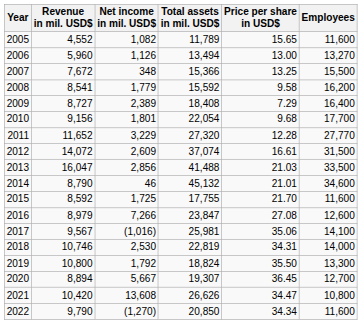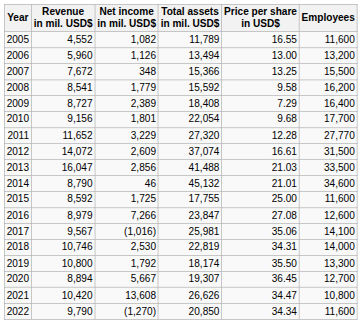(284, 39) 15.65 -> (284, 39) 16.55
(339, 55) 13,270 -> (339, 55) 13,200
(284, 199) 21.70 -> (284, 199) 25.00
(204, 263) 18,824 -> (204, 263) 18,174
